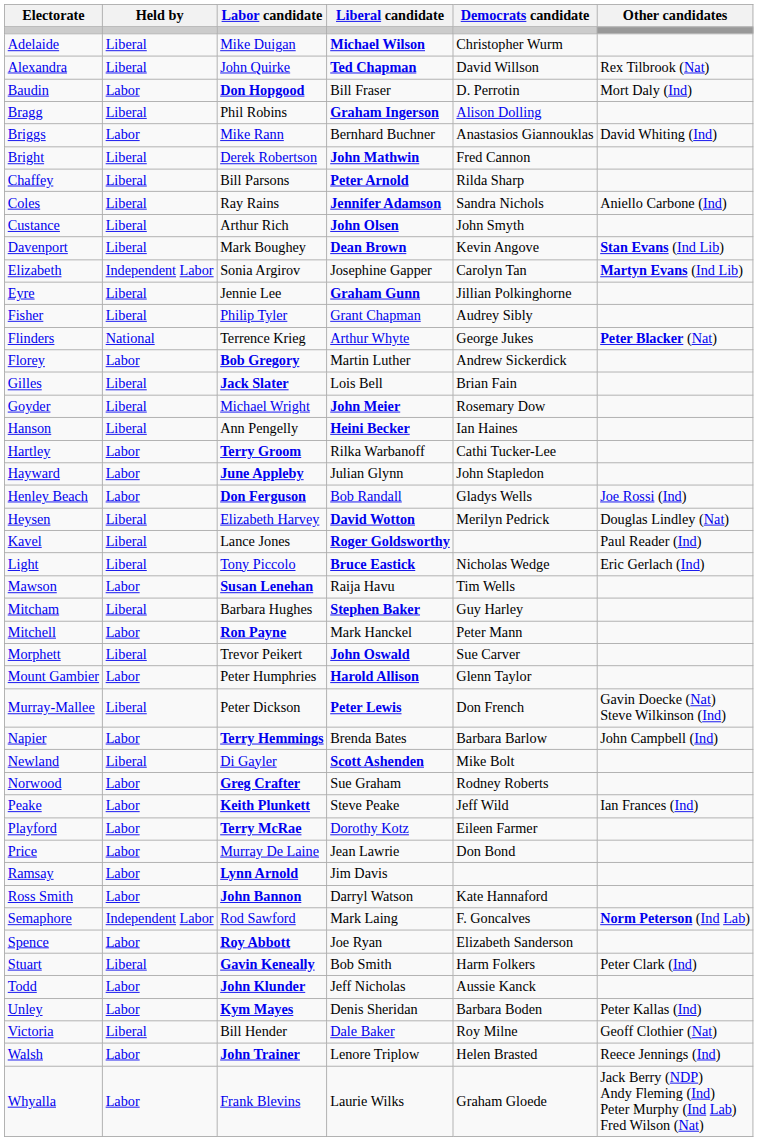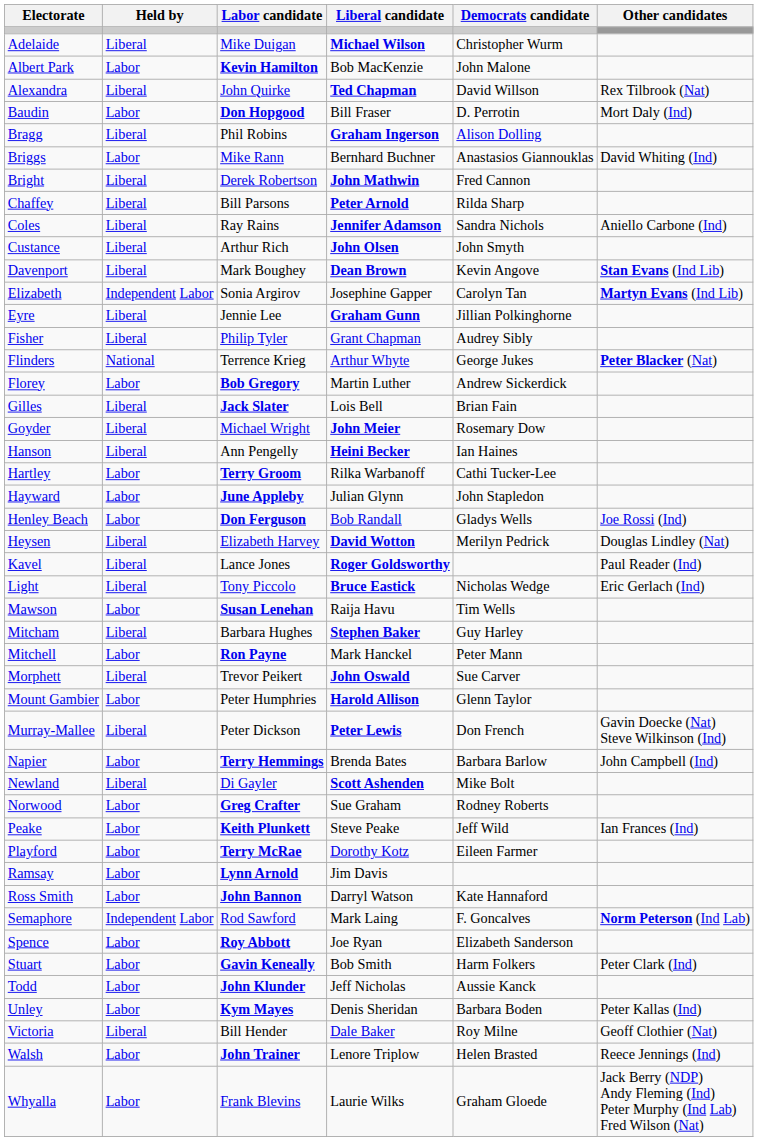+ row: (41, 67)
- row: (22, 851)
(126, 964) Liberal -> (123, 964) Labor
